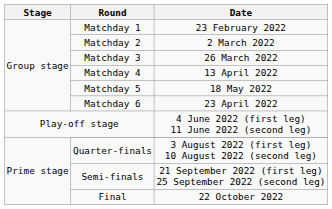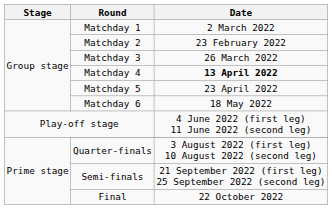(241, 27) 23 February 2022 -> (241, 27) 2 March 2022
(241, 42) 2 March 2022 -> (241, 42) 23 February 2022
(241, 73) normal -> (241, 73) bold
(241, 88) 18 May 2022 -> (241, 88) 23 April 2022
(241, 104) 23 April 2022 -> (241, 104) 18 May 2022
